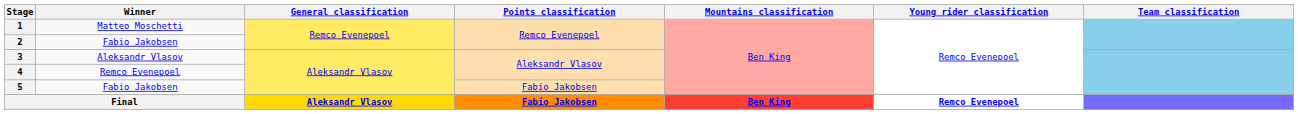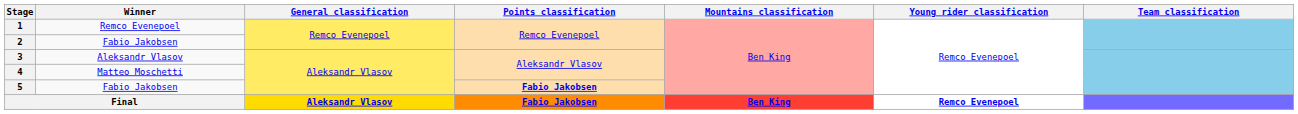(140, 27) Matteo Moschetti -> (140, 27) Remco Evenepoel
(140, 72) Remco Evenepoel -> (140, 72) Matteo Moschetti
(559, 87) normal -> (559, 87) bold
